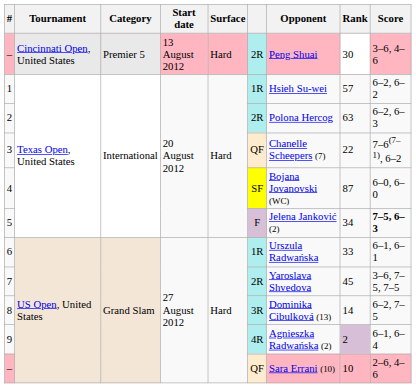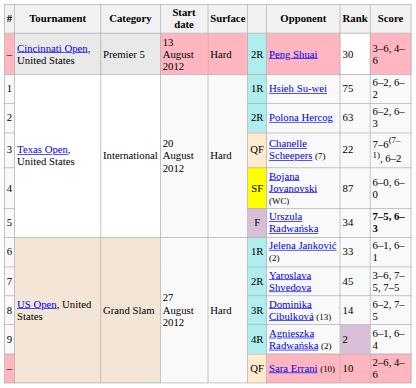(348, 89) 57 -> (348, 89) 75
(303, 223) Jelena Janković (2) -> (294, 223) Urszula Radwańska
(294, 252) Urszula Radwańska -> (303, 252) Jelena Janković (2)
